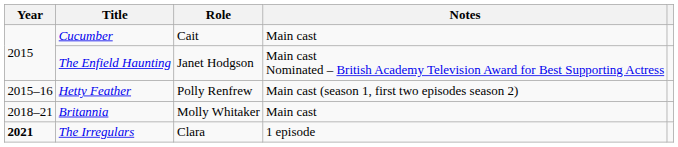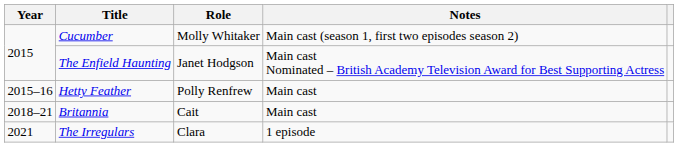(188, 35) Cait -> (218, 35) Molly Whitaker
(291, 35) Main cast -> (392, 35) Main cast (season 1, first two episodes season 2)
(392, 91) Main cast (season 1, first two episodes season 2) -> (291, 91) Main cast
(218, 111) Molly Whitaker -> (188, 111) Cait
(20, 132) bold -> (20, 132) normal
